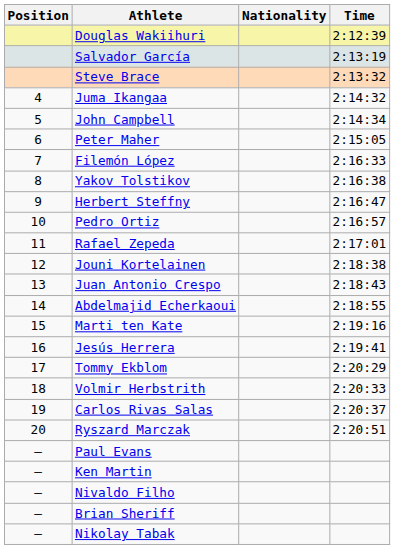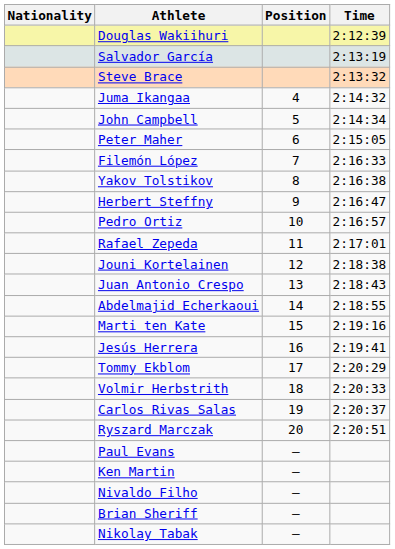columns swapped: (38, 15) <-> (284, 15)
